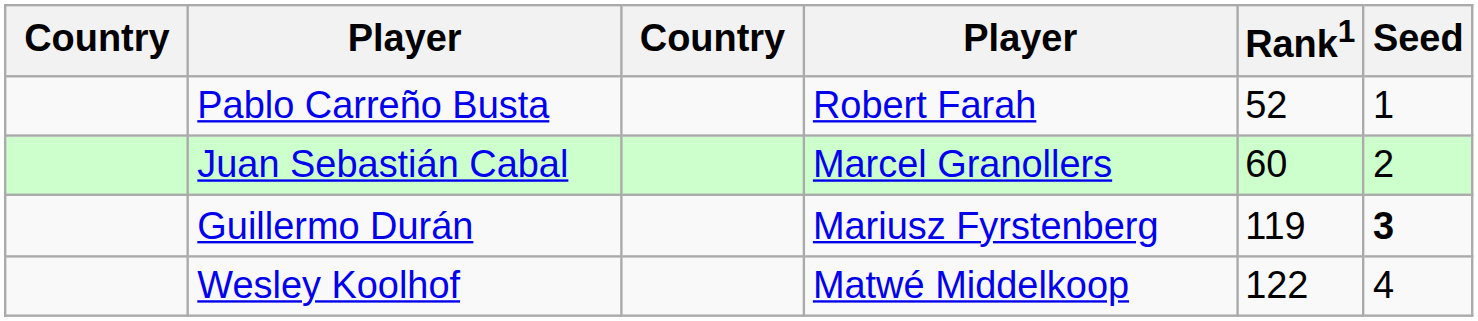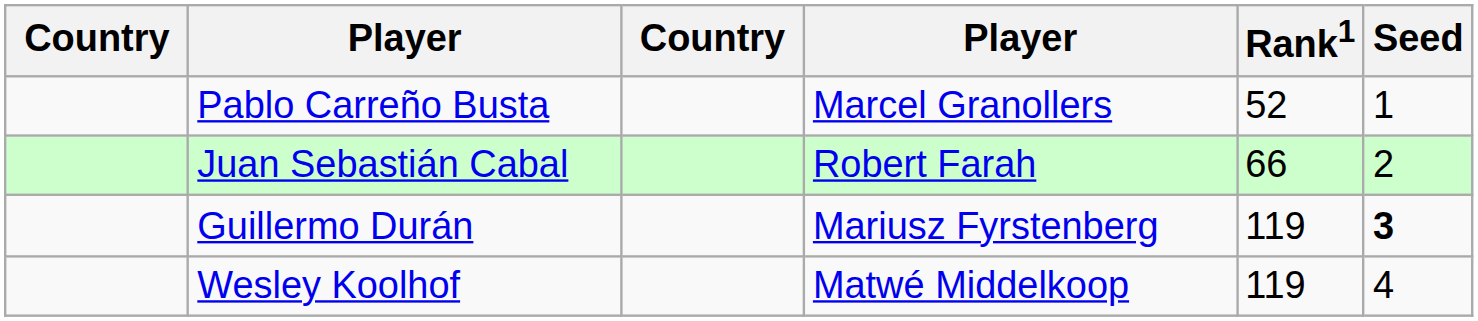(925, 104) Robert Farah -> (963, 104) Marcel Granollers
(963, 165) Marcel Granollers -> (925, 165) Robert Farah
(1266, 165) 60 -> (1266, 165) 66
(1277, 285) 122 -> (1275, 285) 119
